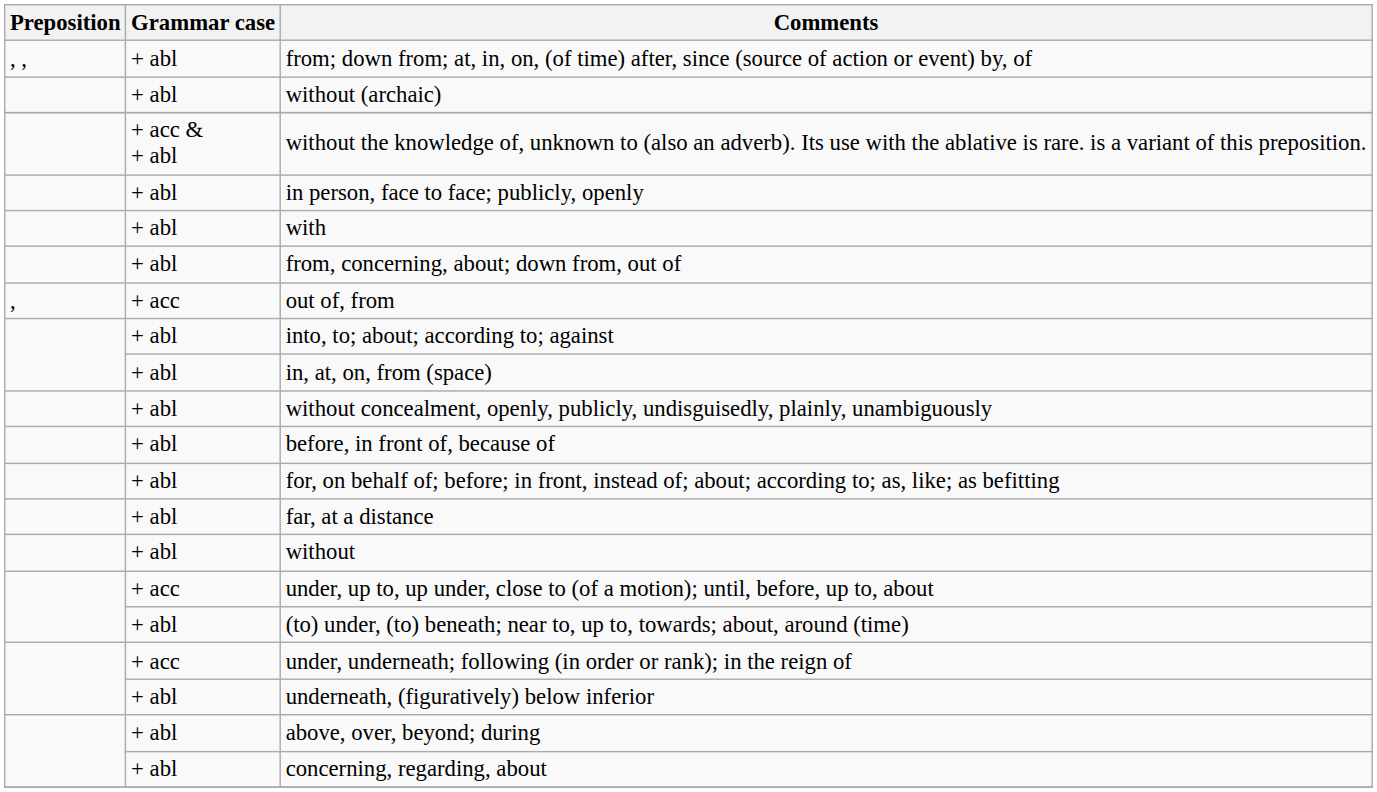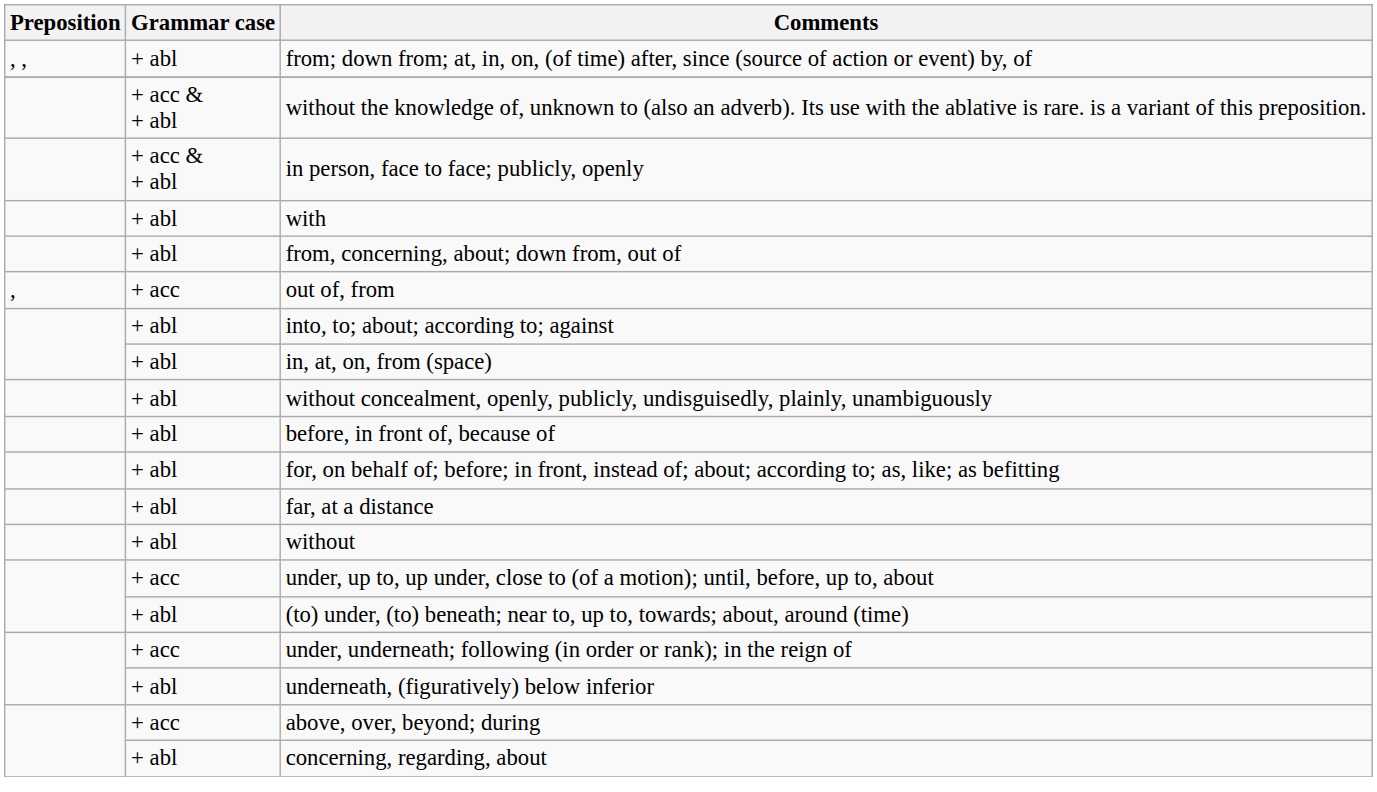- row: (364, 94)
(154, 192) + abl -> (167, 168) + acc & + abl
(154, 732) + abl -> (155, 722) + acc
